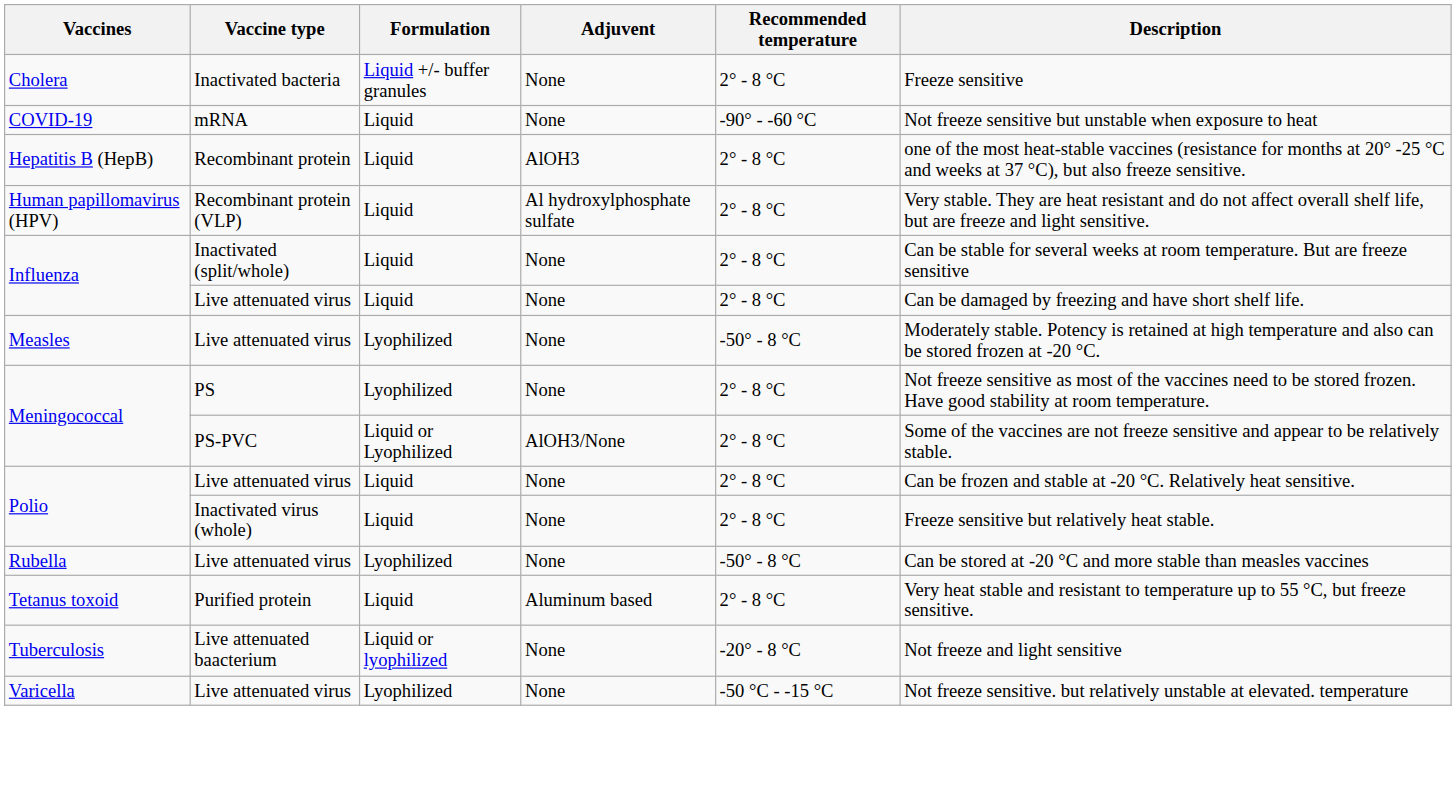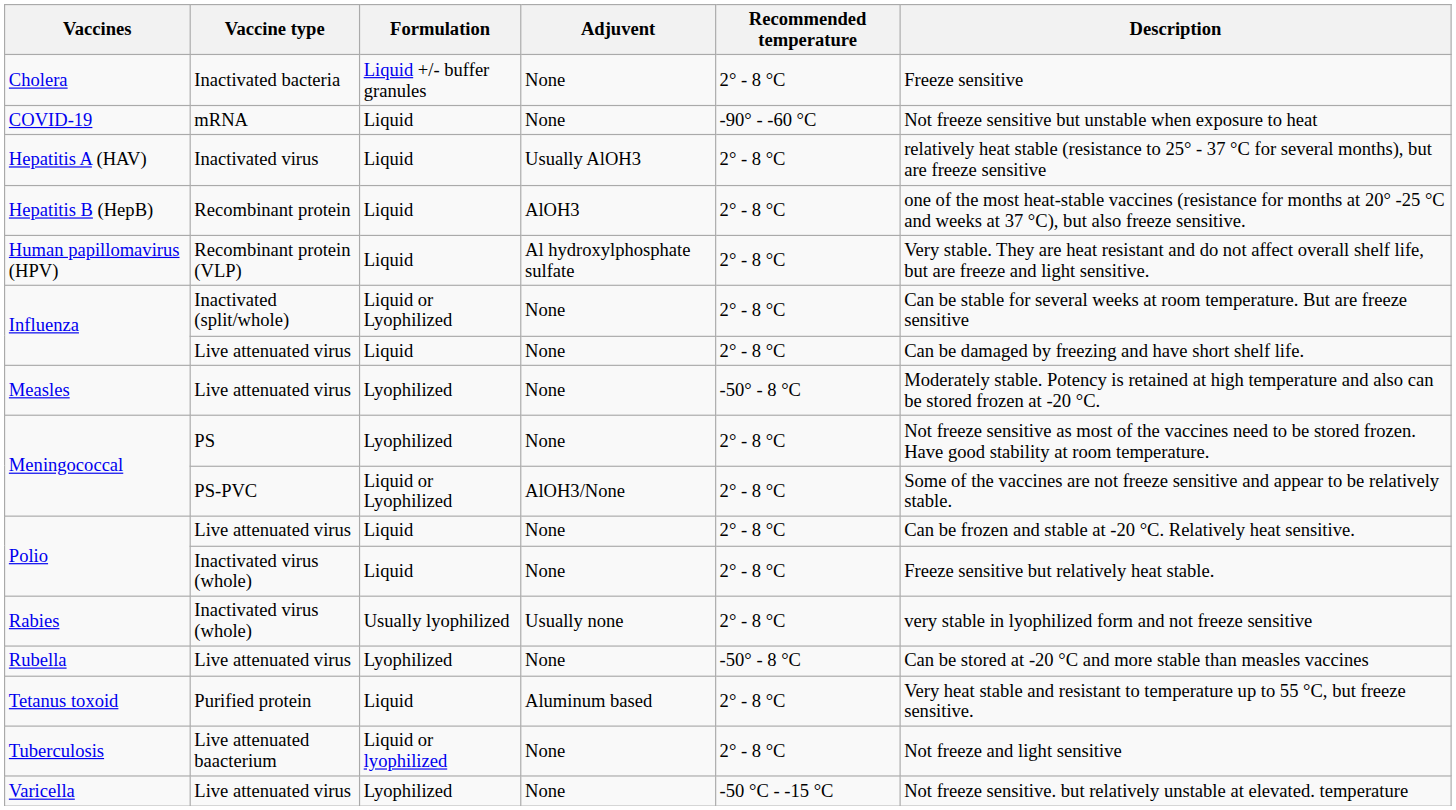+ row: (78, 159)
(388, 260) Liquid -> (408, 310) Liquid or Lyophilized
+ row: (34, 621)
(760, 650) -20° - 8 °C -> (753, 751) 2° - 8 °C
